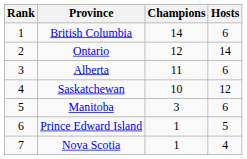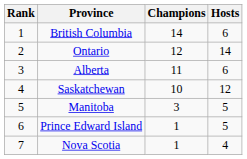(225, 107) 6 -> (225, 107) 5
